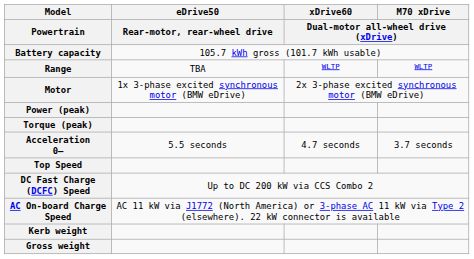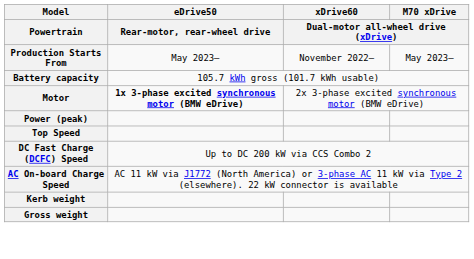+ row: (56, 57)
- row: (58, 68)
(198, 89) normal -> (195, 98) bold
- row: (58, 125)
- row: (58, 145)
